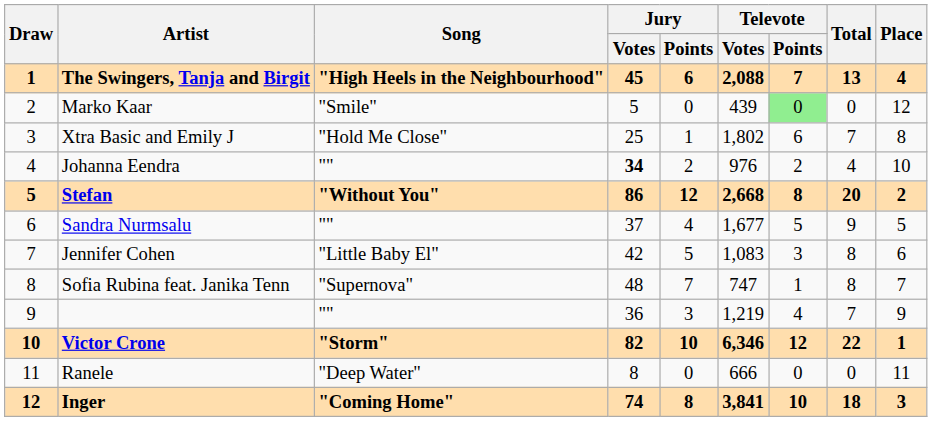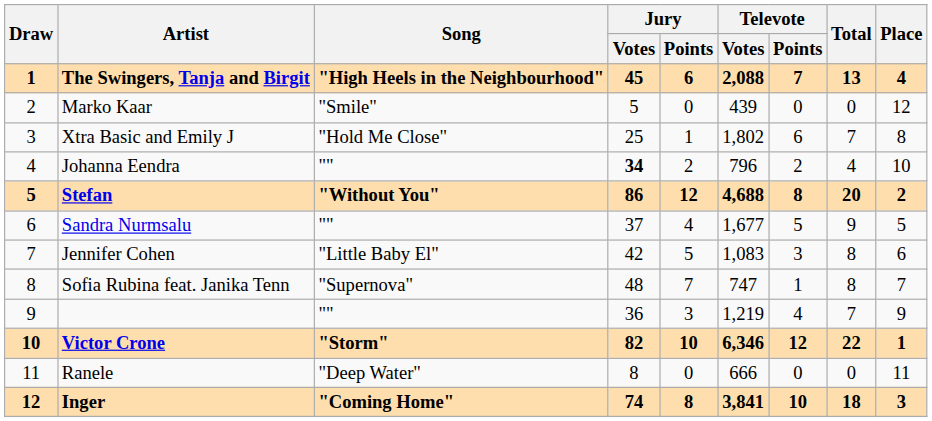(798, 107) lightgreen background -> (798, 107) no background
(743, 166) 976 -> (743, 166) 796
(743, 195) 2,668 -> (743, 195) 4,688
